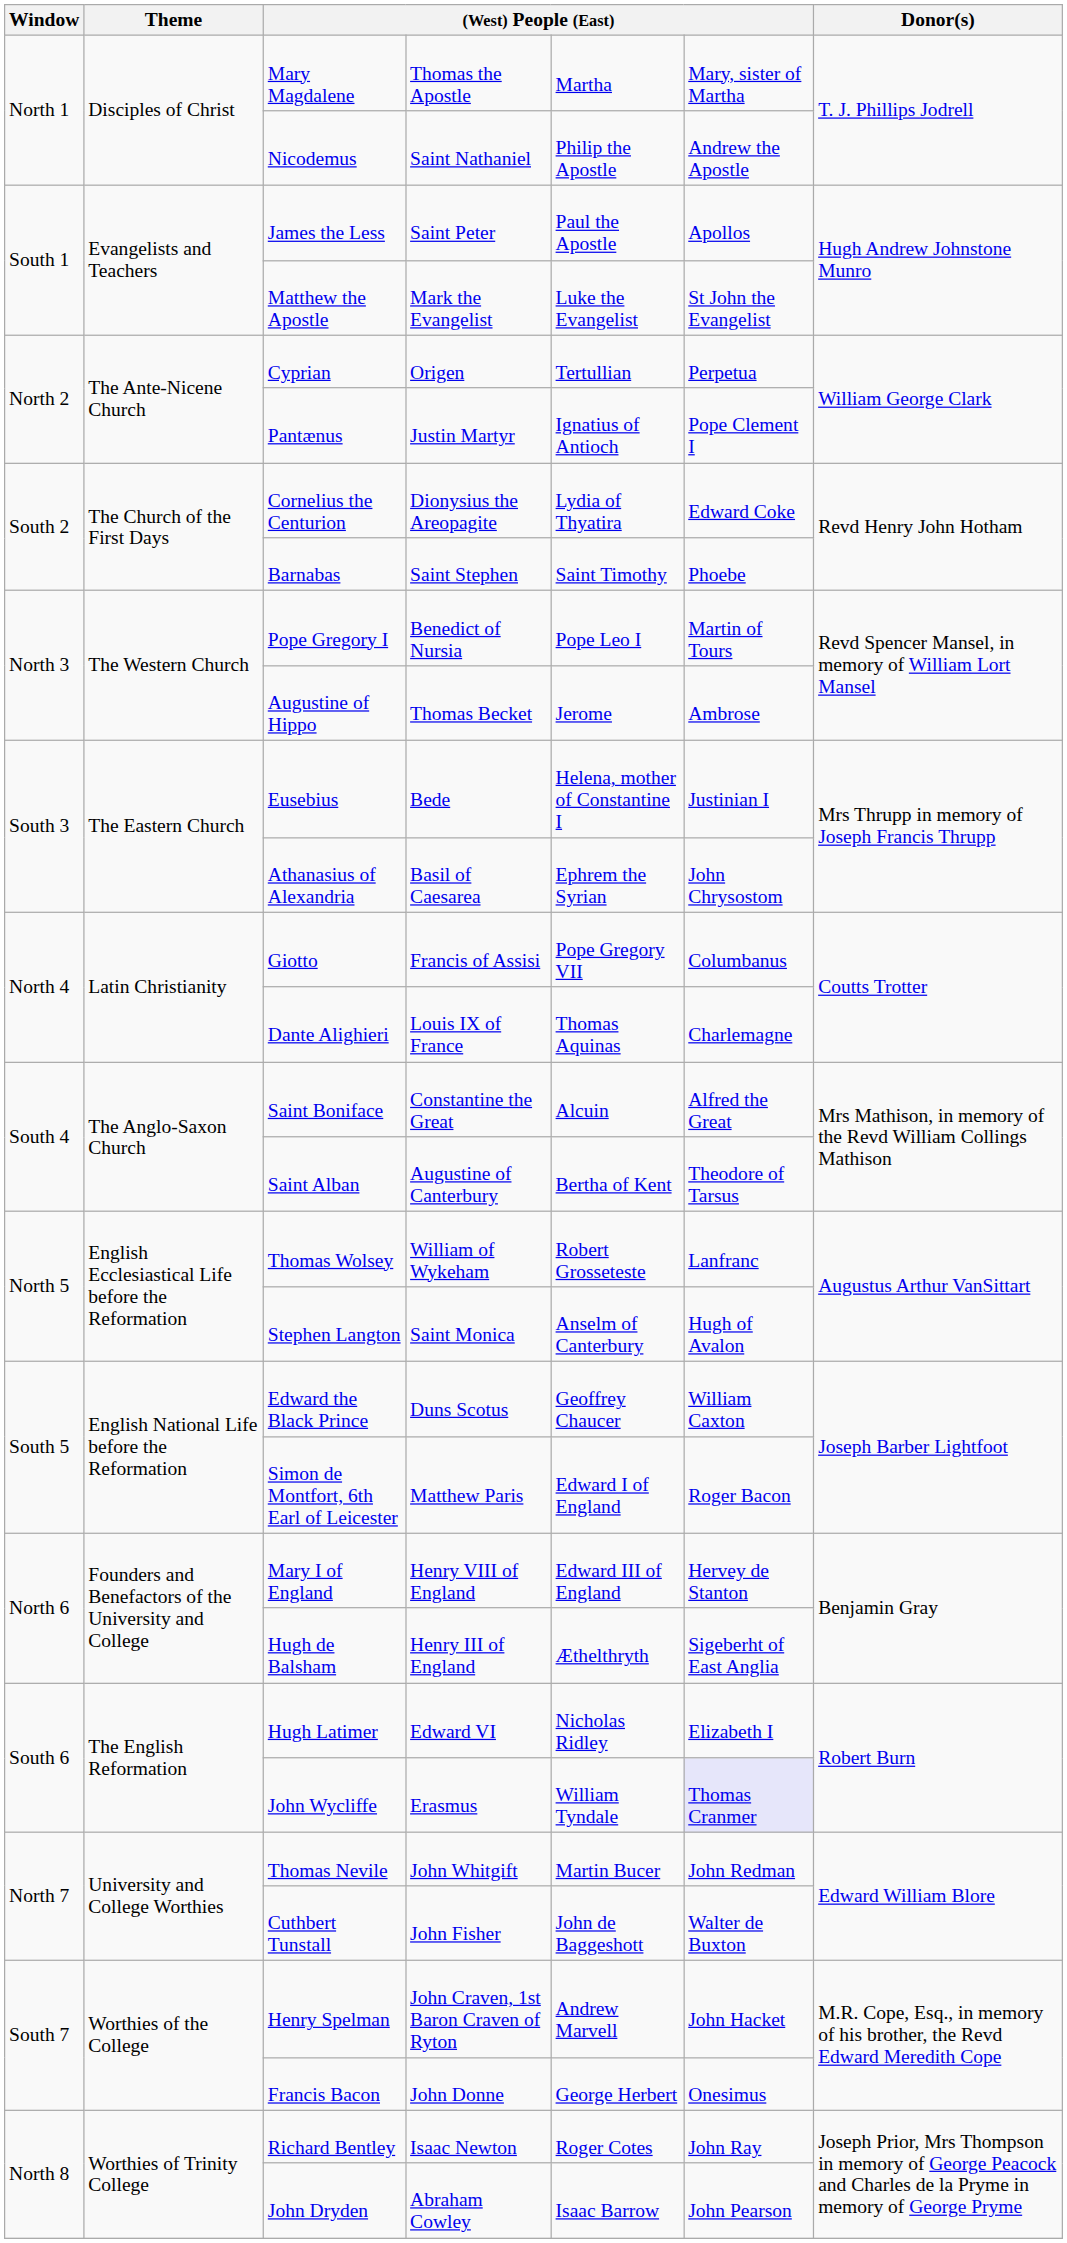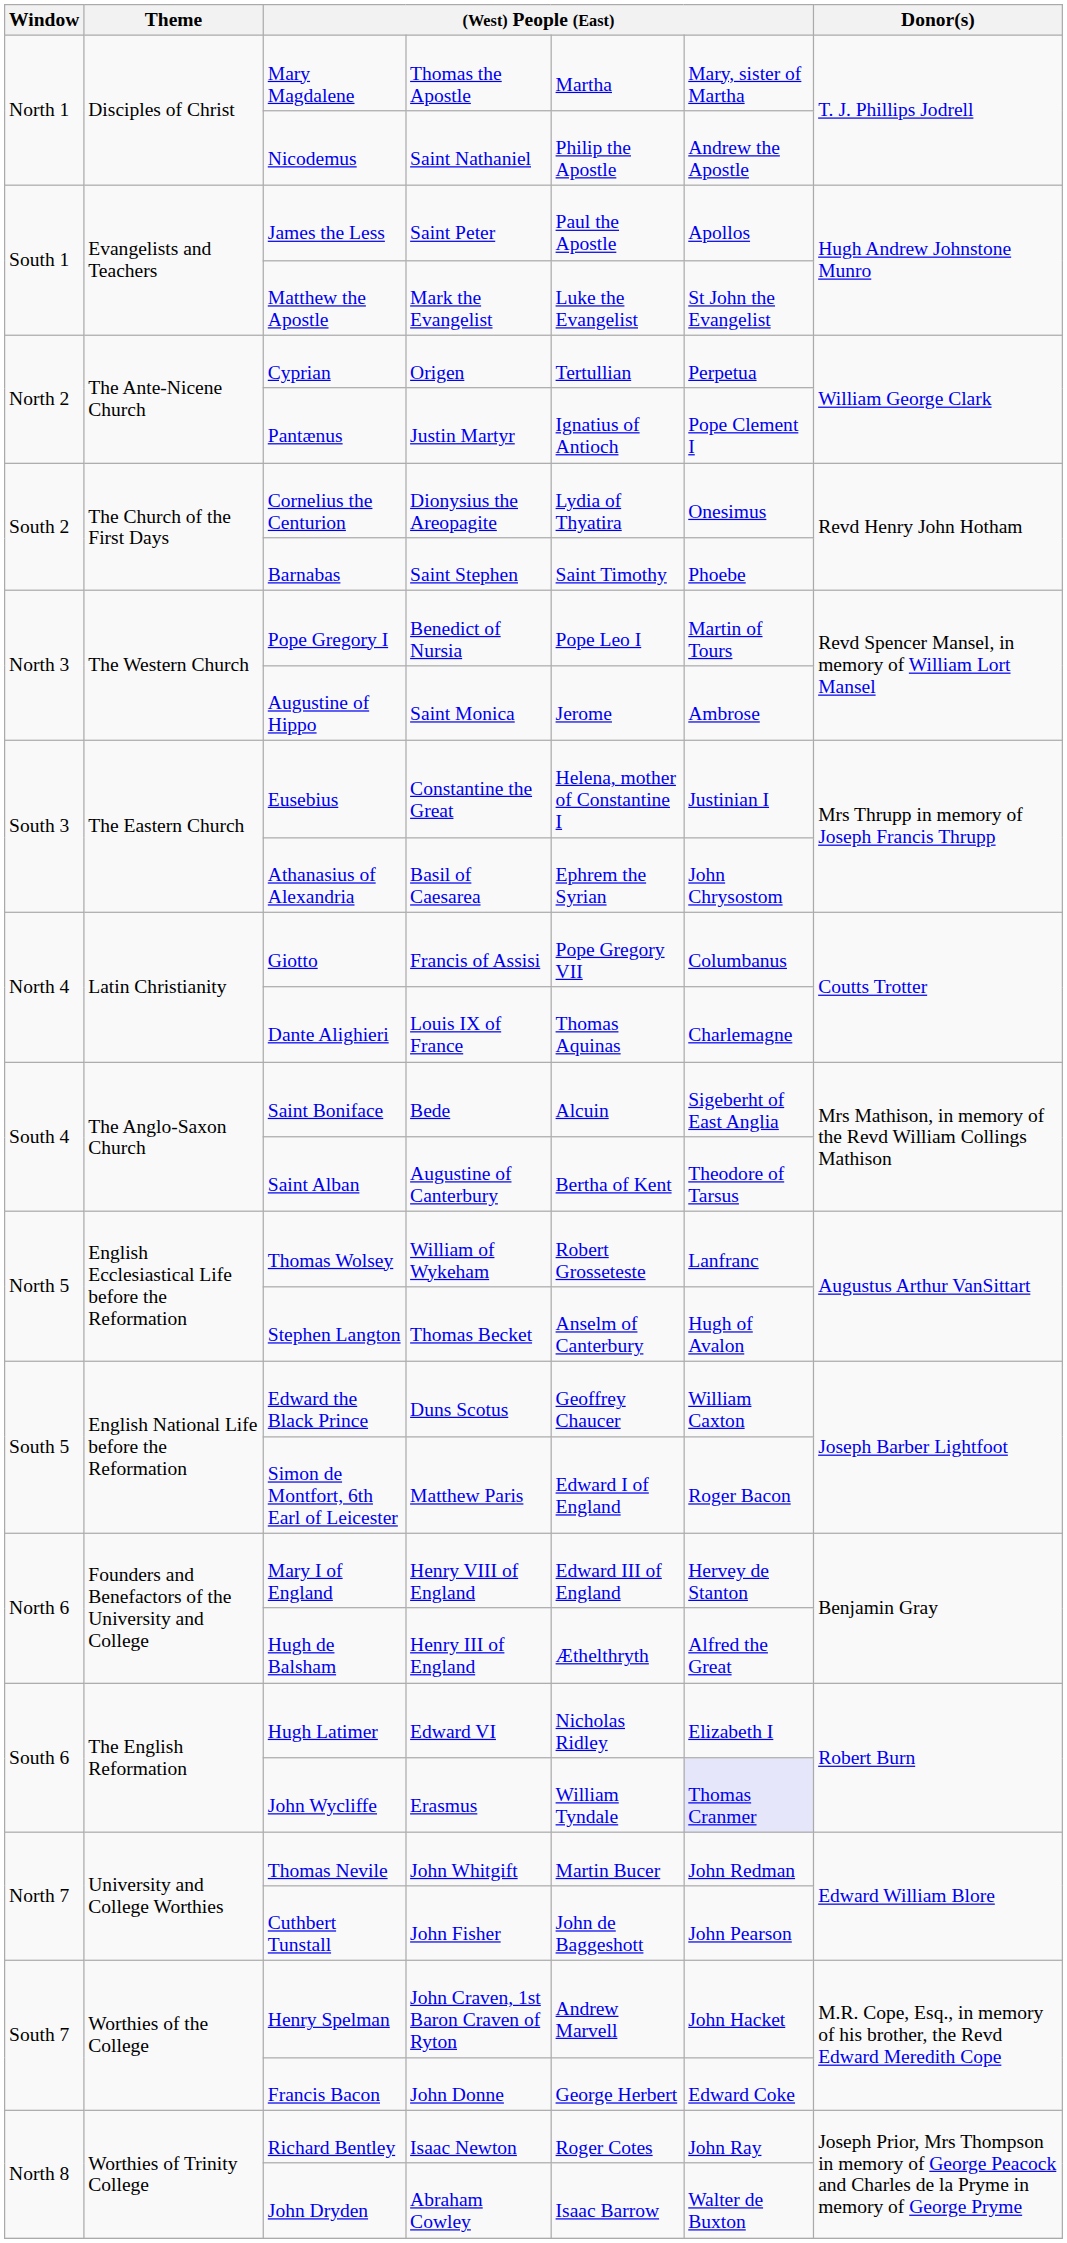(742, 511) Edward Coke -> (727, 511) Onesimus
(471, 713) Thomas Becket -> (462, 713) Saint Monica
(430, 799) Bede -> (471, 799) Constantine the Great
(471, 1110) Constantine the Great -> (430, 1110) Bede
(728, 1110) Alfred the Great -> (736, 1110) Sigeberht of East Anglia
(462, 1334) Saint Monica -> (471, 1334) Thomas Becket
(736, 1656) Sigeberht of East Anglia -> (728, 1656) Alfred the Great
(726, 1933) Walter de Buxton -> (740, 1933) John Pearson
(727, 2094) Onesimus -> (742, 2094) Edward Coke
(740, 2211) John Pearson -> (726, 2211) Walter de Buxton
